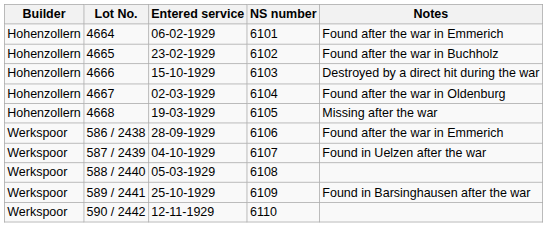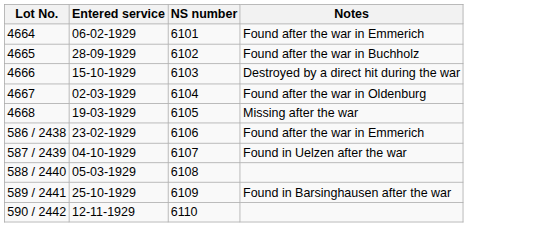- column: (44, 14)
(183, 53) 23-02-1929 -> (104, 53) 28-09-1929
(183, 133) 28-09-1929 -> (104, 133) 23-02-1929
